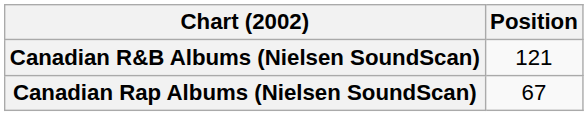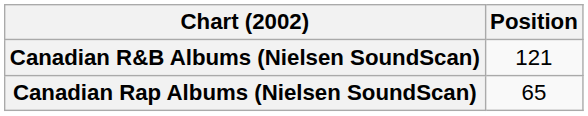(534, 92) 67 -> (534, 92) 65
